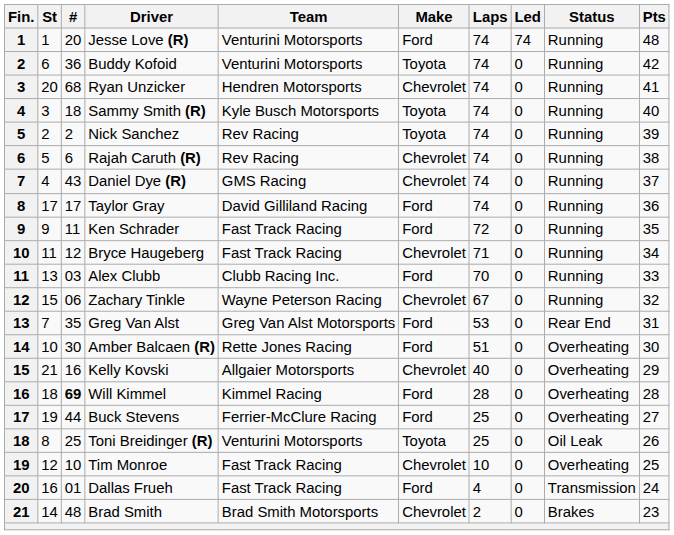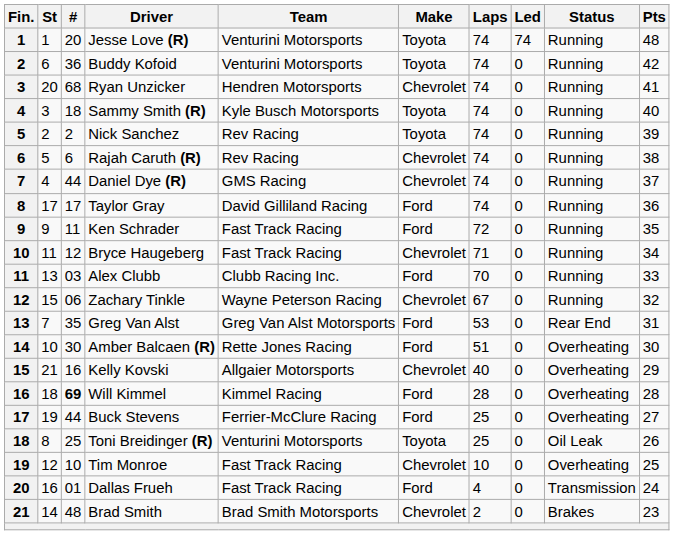(417, 40) Ford -> (424, 40) Toyota
(73, 182) 43 -> (73, 182) 44
